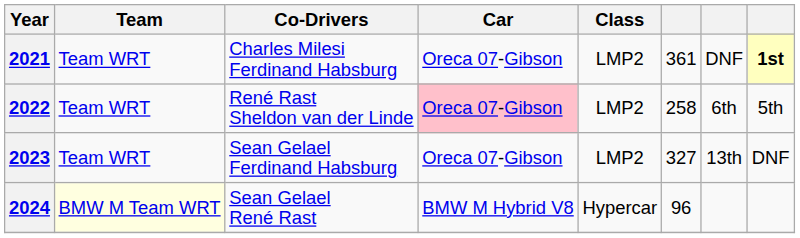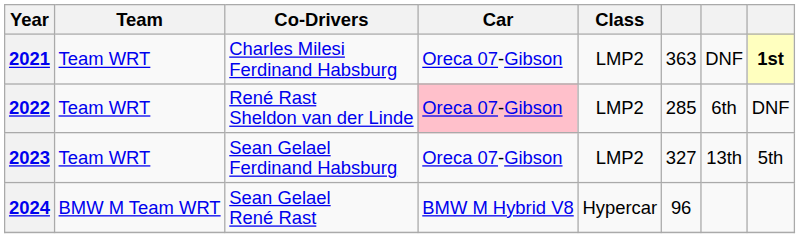(681, 59) 361 -> (681, 59) 363
(681, 109) 258 -> (681, 109) 285
(771, 109) 5th -> (771, 109) DNF
(771, 158) DNF -> (771, 158) 5th
(140, 208) lightyellow background -> (140, 208) no background
